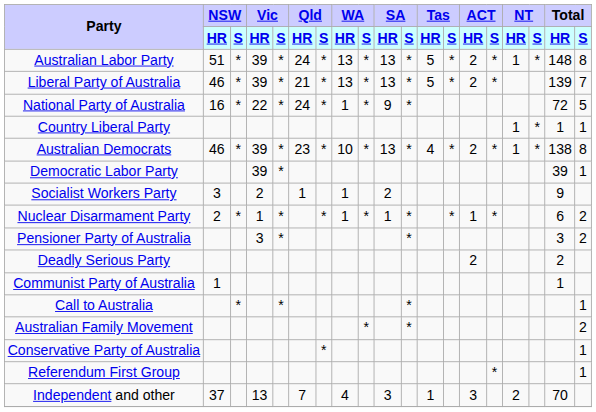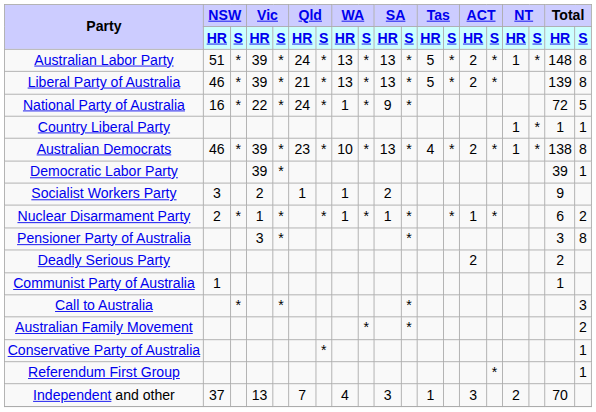(583, 82) 7 -> (583, 82) 8
(583, 238) 2 -> (583, 238) 8
(583, 305) 1 -> (583, 305) 3
